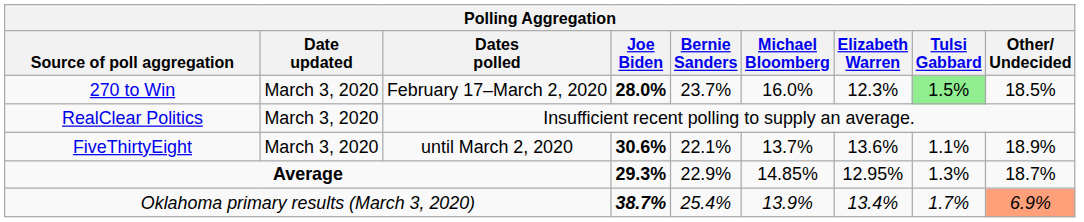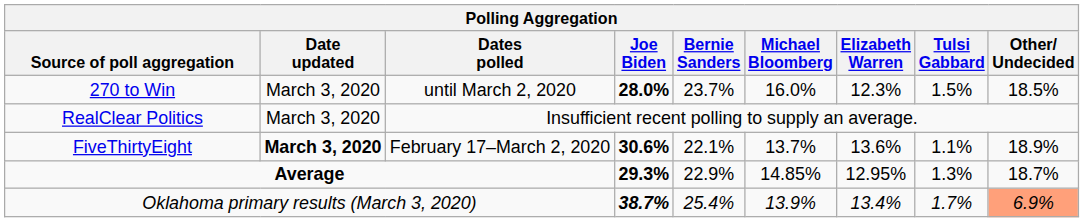(497, 90) February 17–March 2, 2020 -> (500, 90) until March 2, 2020
(949, 90) lightgreen background -> (952, 90) no background
(321, 147) normal -> (323, 147) bold
(497, 147) until March 2, 2020 -> (500, 147) February 17–March 2, 2020
